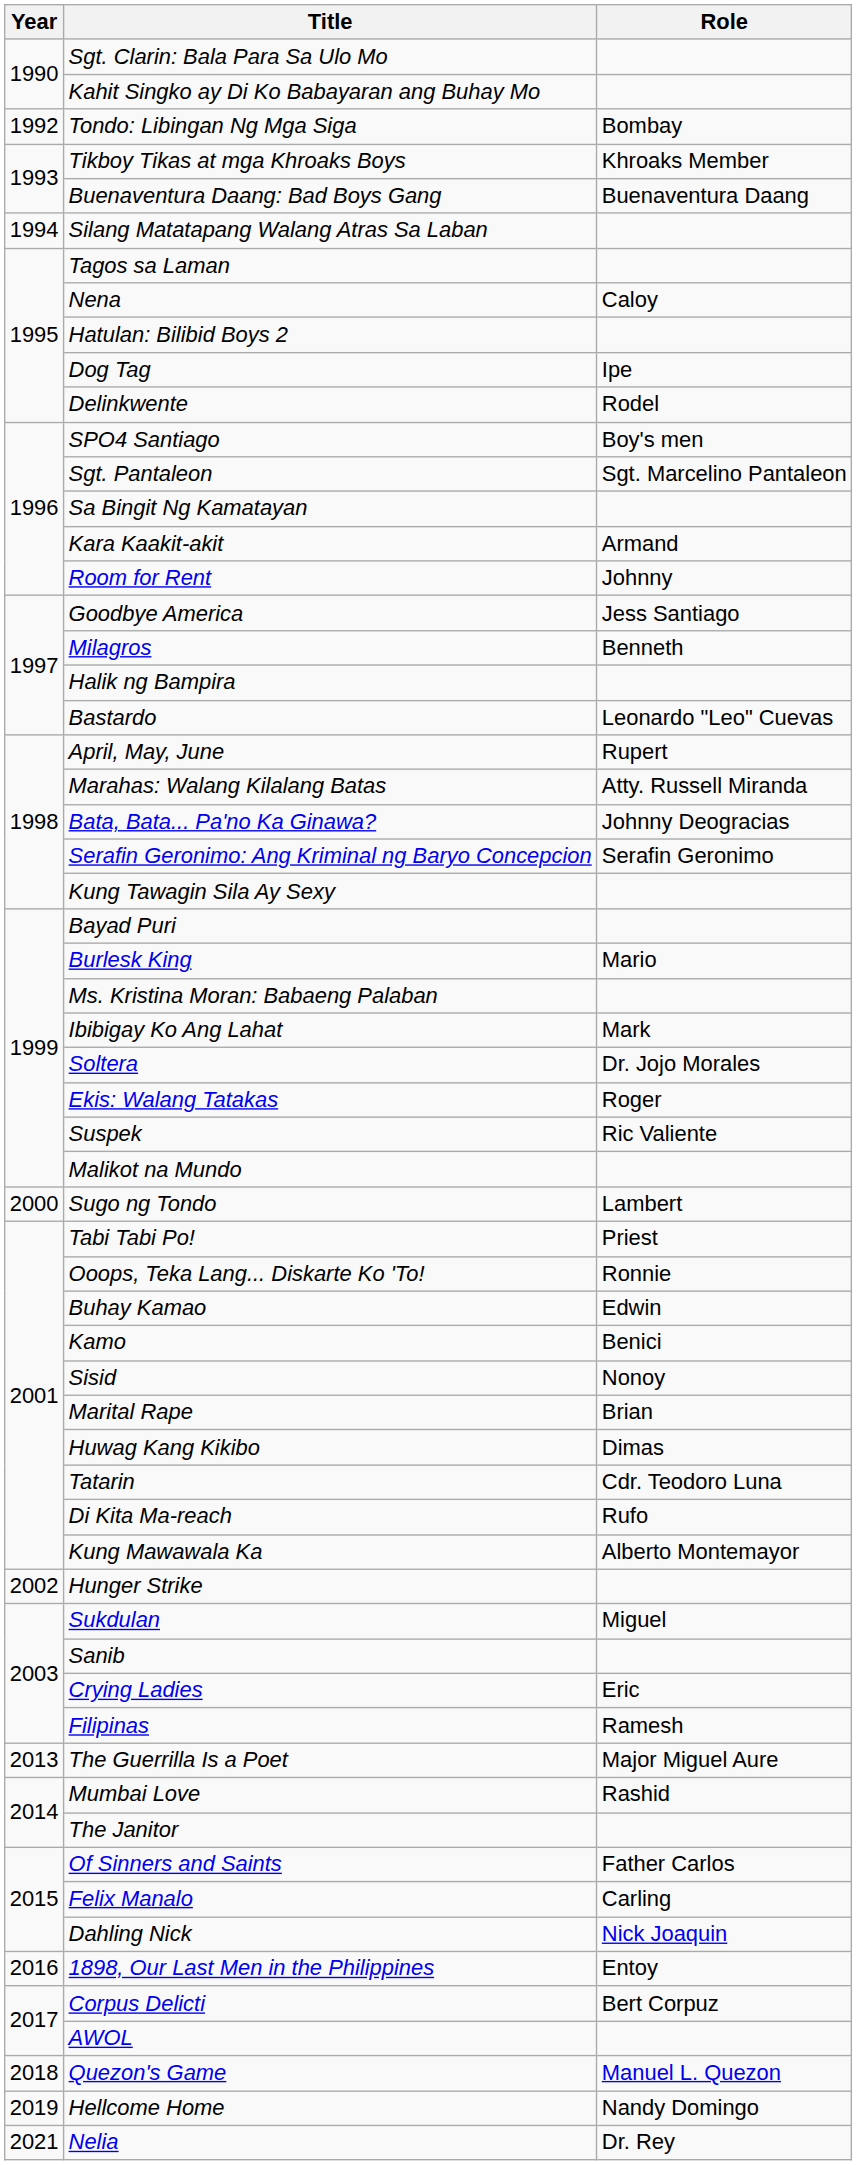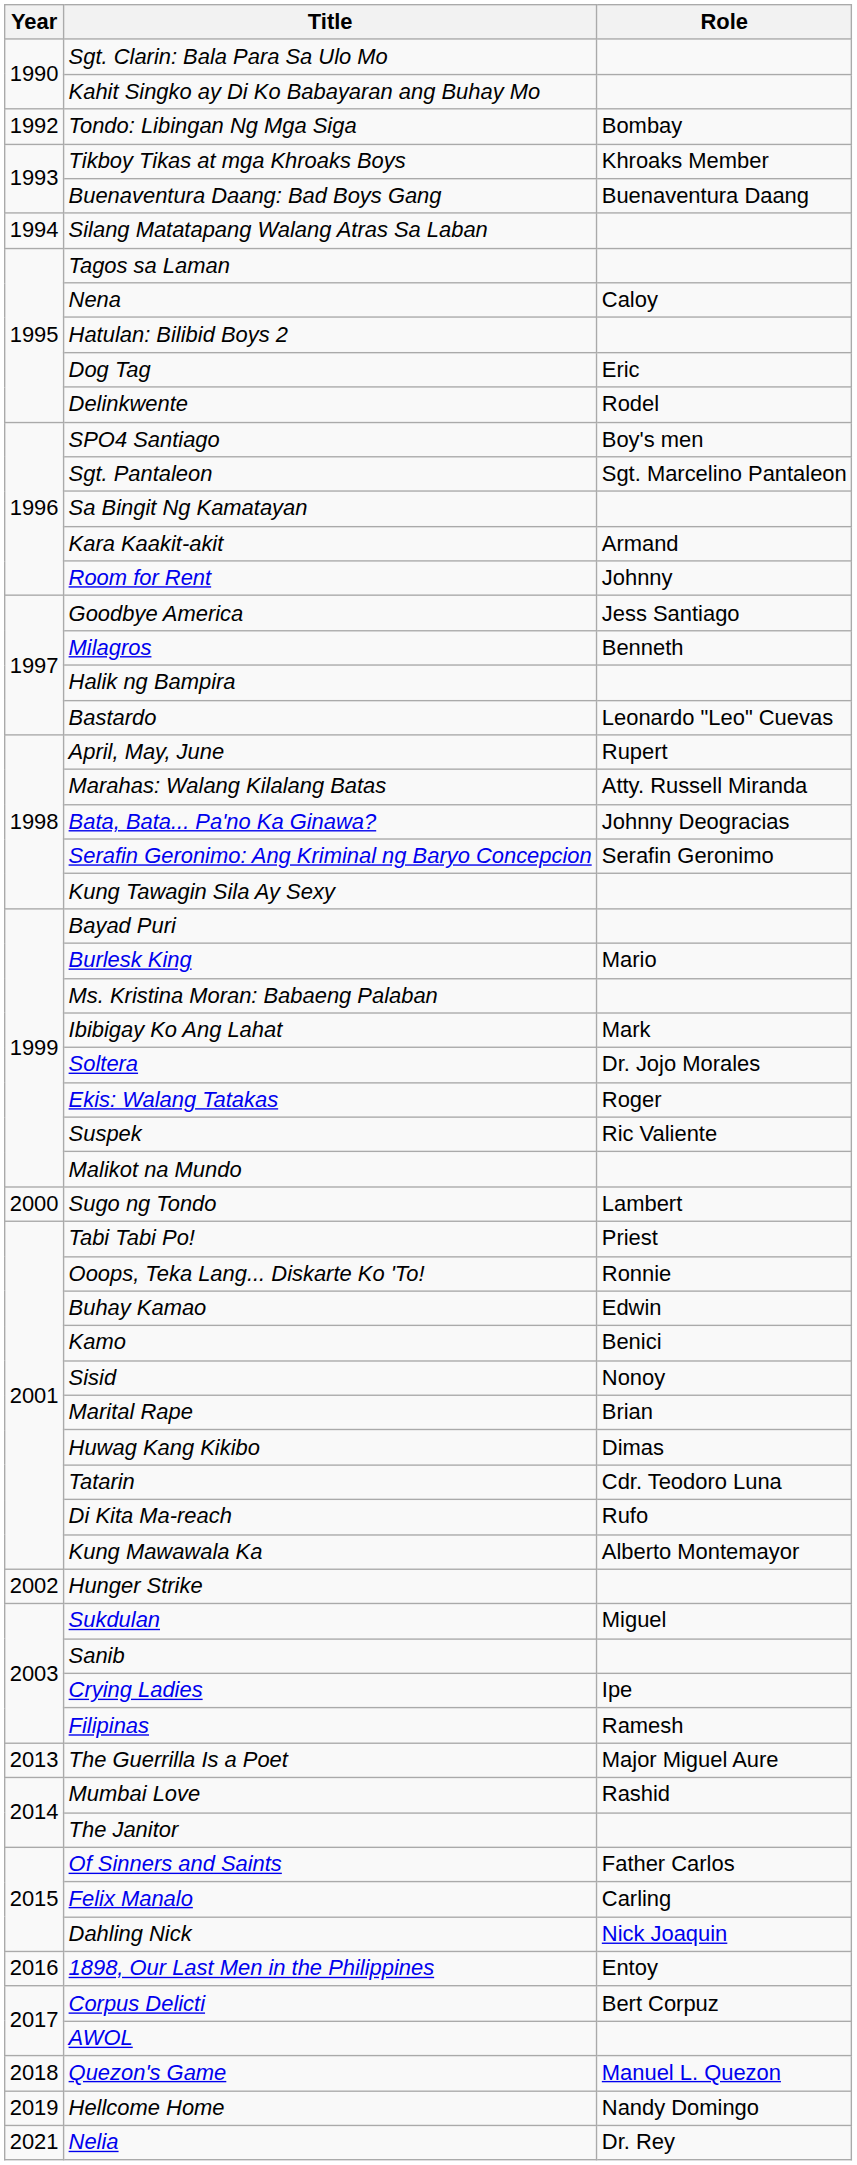(617, 369) Ipe -> (621, 369) Eric
(621, 1690) Eric -> (617, 1690) Ipe
